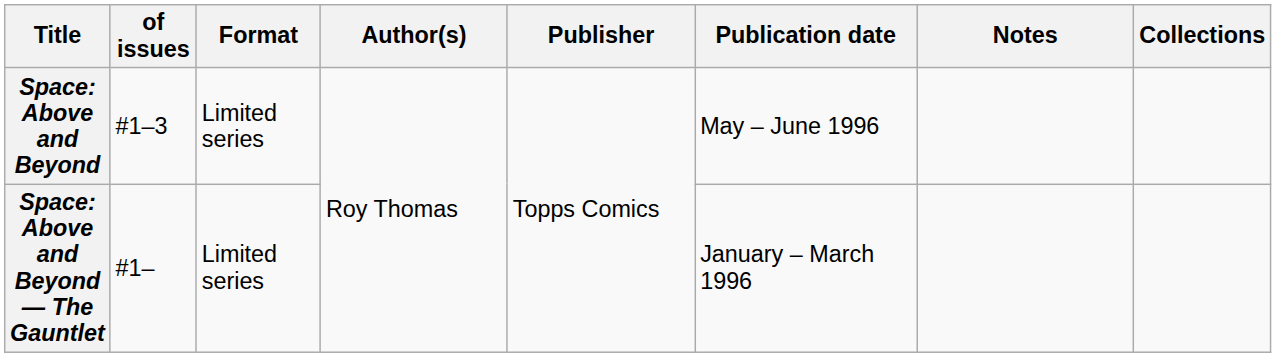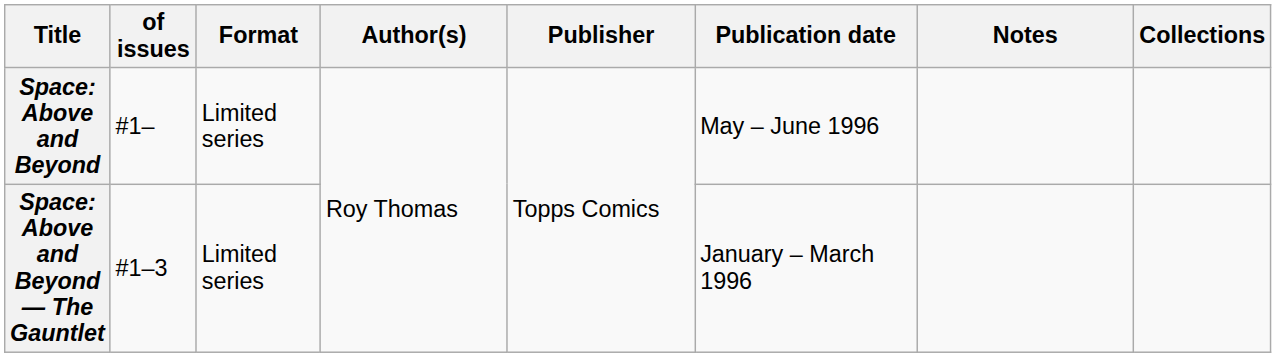(142, 125) #1–3 -> (135, 125) #1–
(135, 267) #1– -> (142, 267) #1–3
